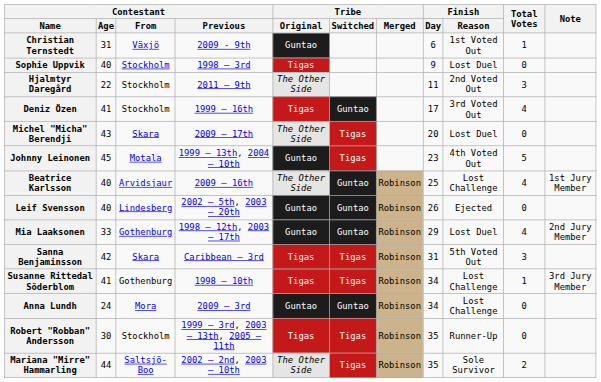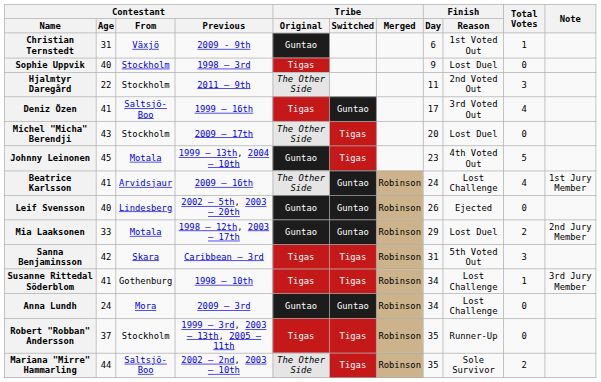(146, 109) Stockholm -> (146, 109) Saltsjö-Boo
(146, 134) Skara -> (146, 134) Stockholm
(106, 183) 40 -> (106, 183) 41
(433, 183) 25 -> (433, 183) 24
(146, 232) Gothenburg -> (146, 232) Motala
(524, 232) 4 -> (524, 232) 2
(106, 336) 30 -> (106, 336) 37
